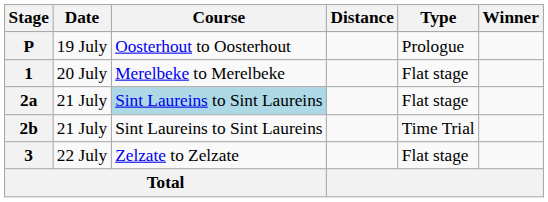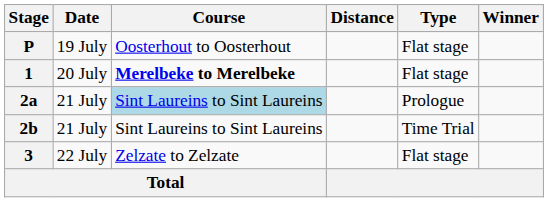(433, 45) Prologue -> (435, 45) Flat stage
(200, 73) normal -> (205, 73) bold
(435, 100) Flat stage -> (433, 100) Prologue
